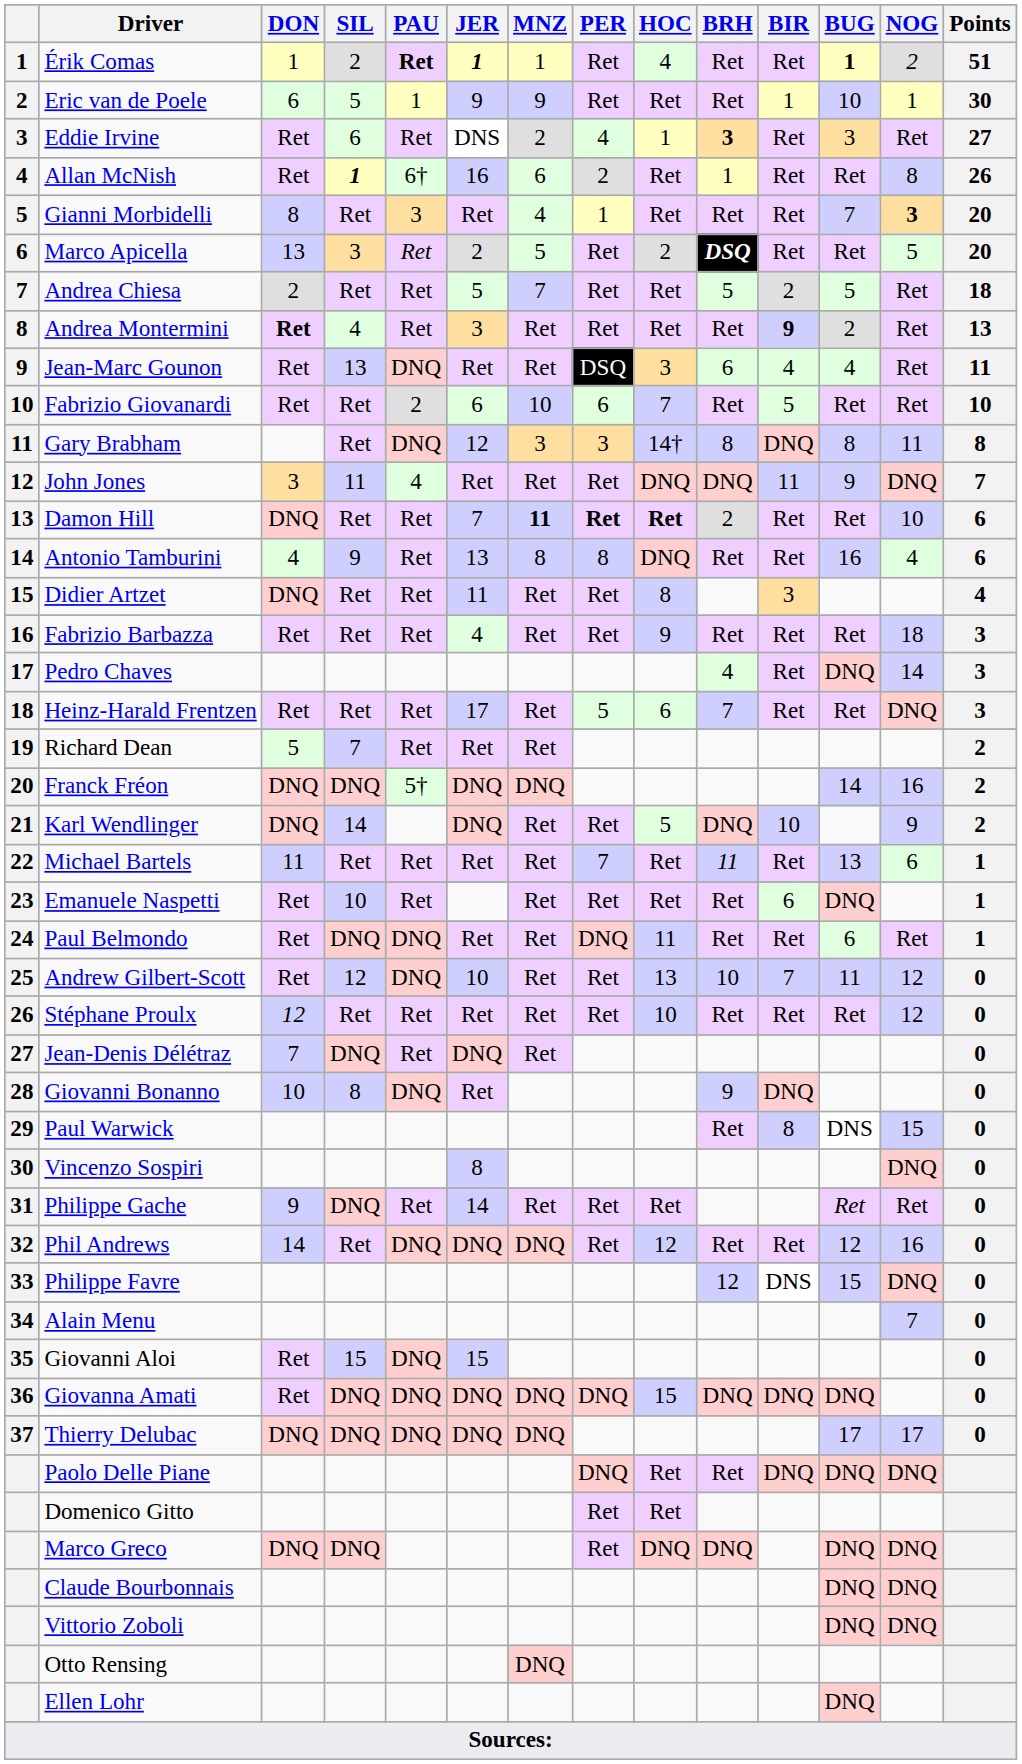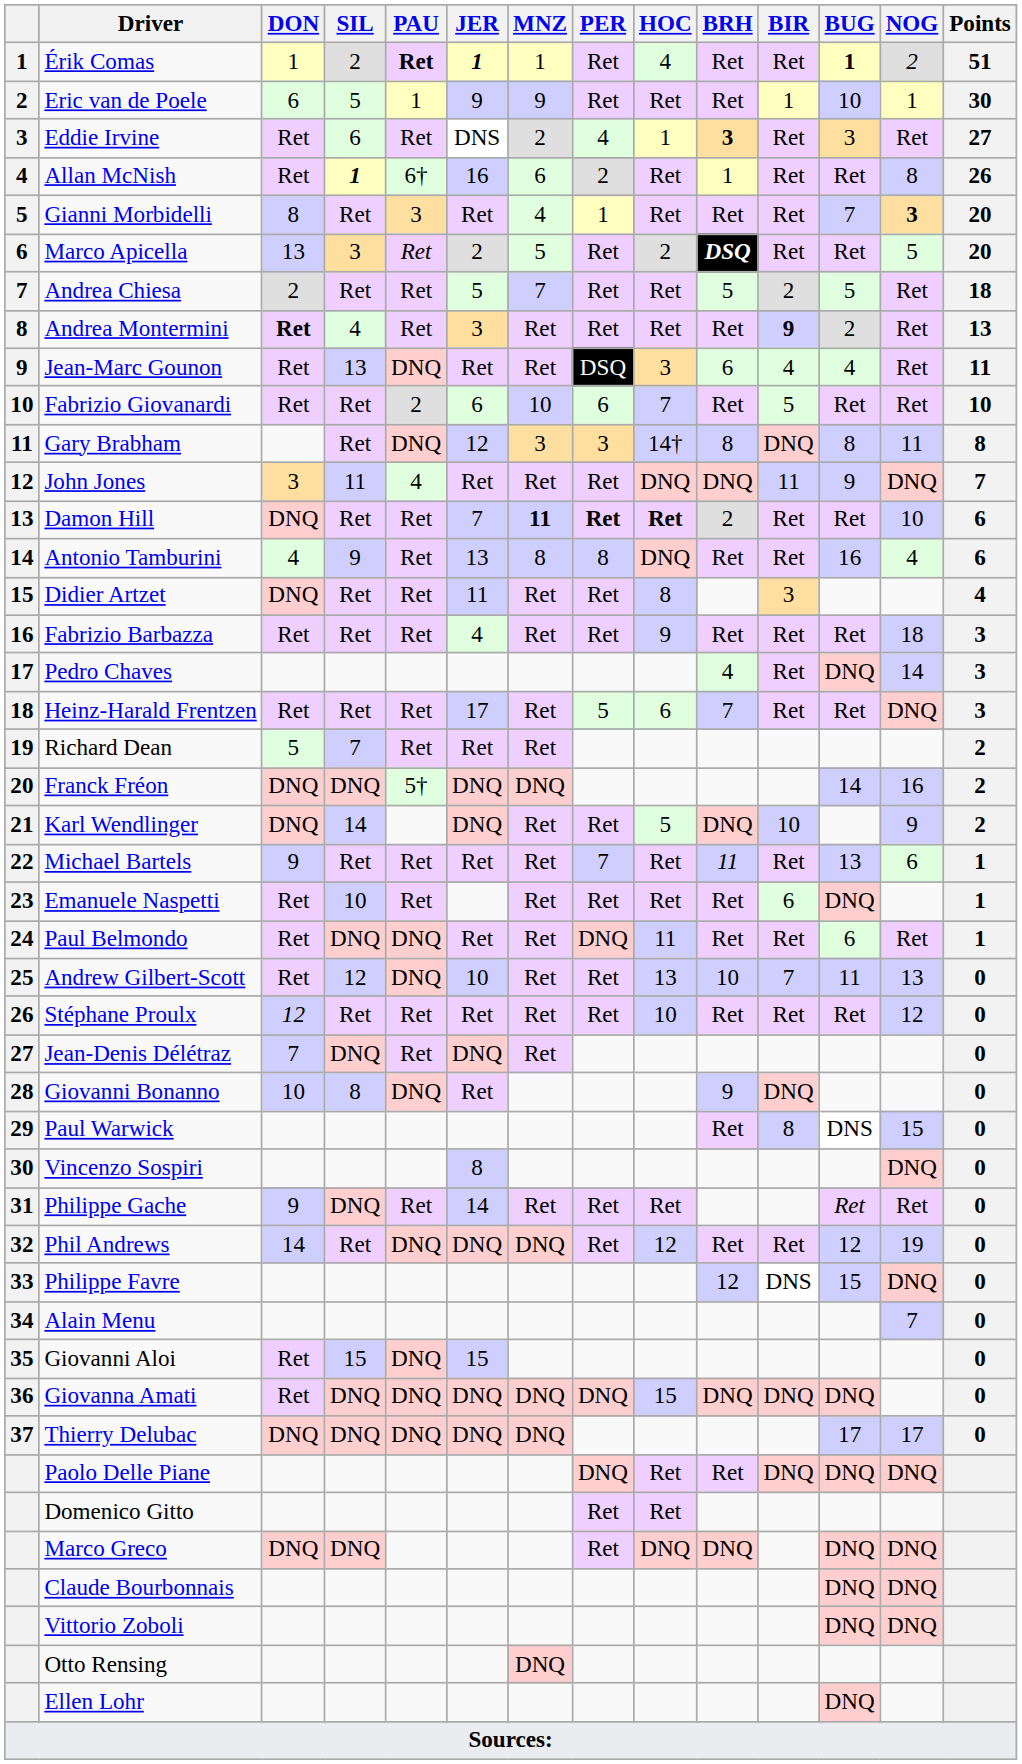(293, 862) 11 -> (293, 862) 9
(912, 976) 12 -> (912, 976) 13
(912, 1243) 16 -> (912, 1243) 19
